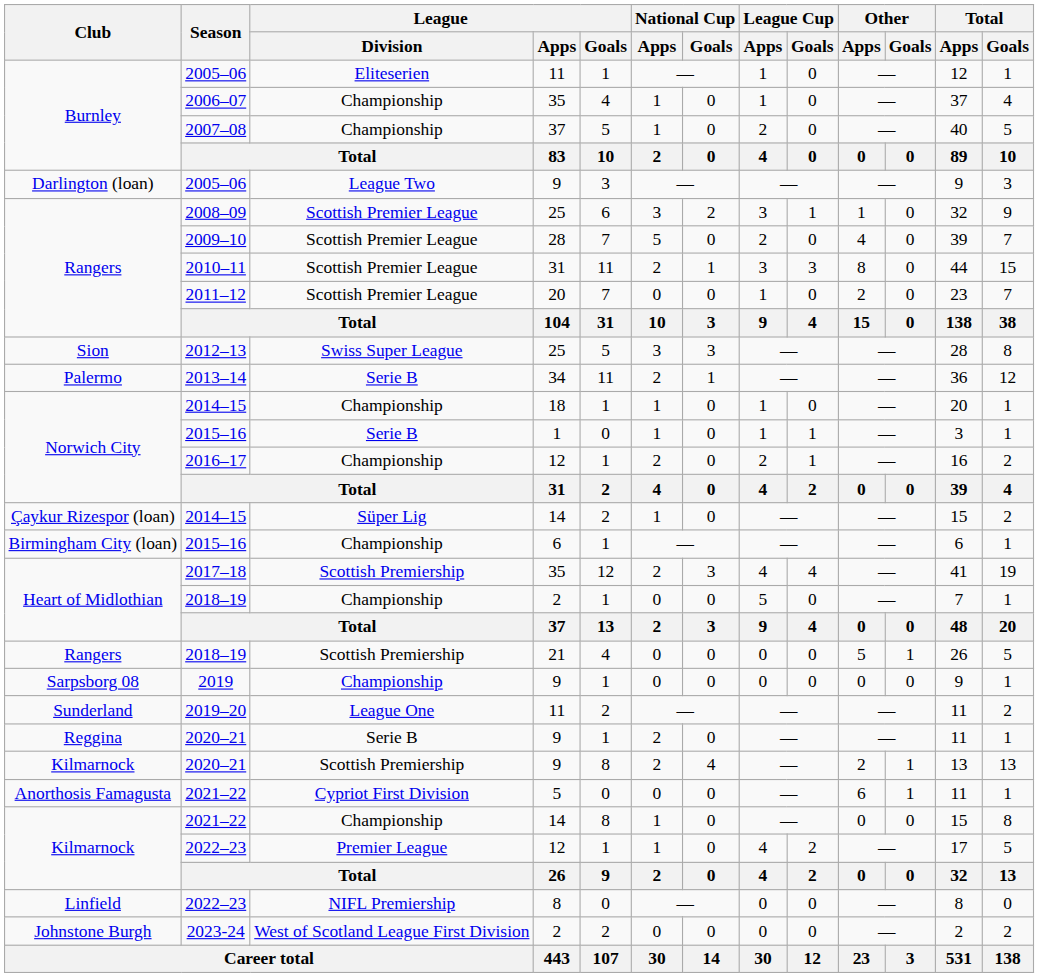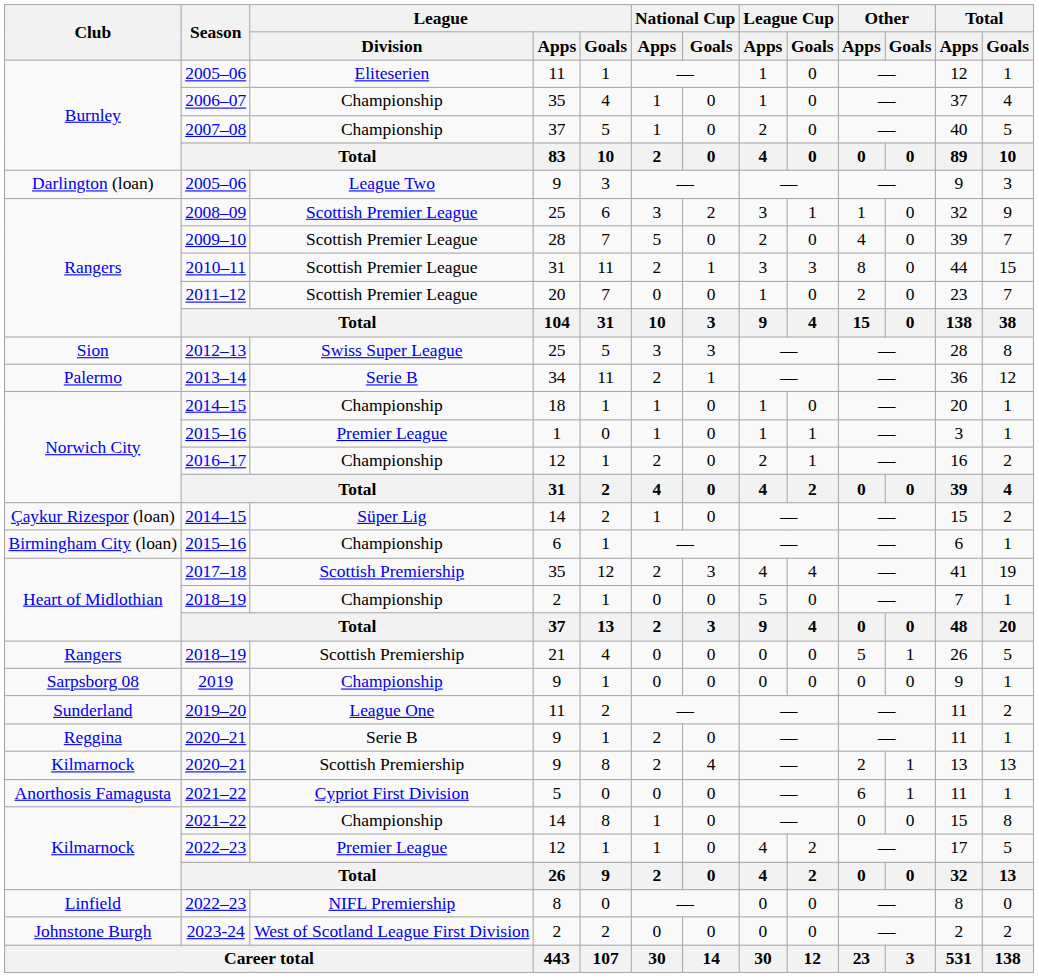(392, 433) Serie B -> (392, 433) Premier League
